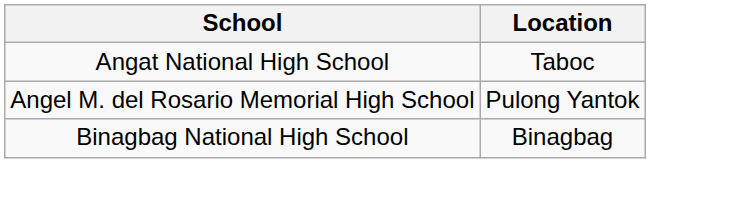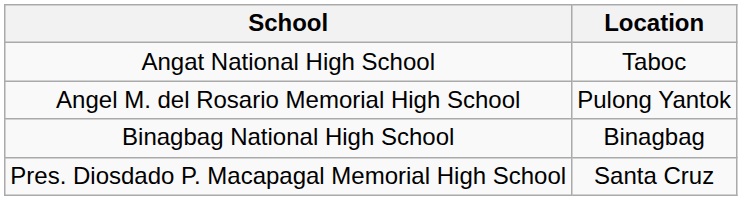+ row: (288, 175)
